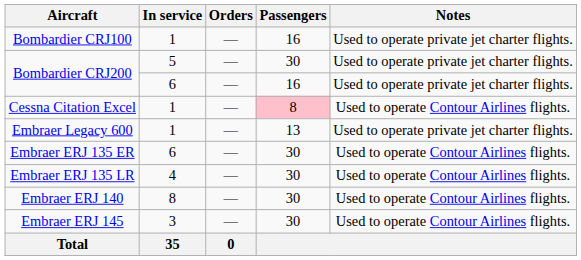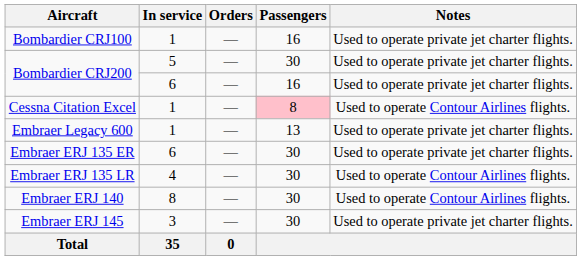(453, 152) Used to operate Contour Airlines flights. -> (453, 152) Used to operate private jet charter flights.
(453, 221) Used to operate Contour Airlines flights. -> (453, 221) Used to operate private jet charter flights.
